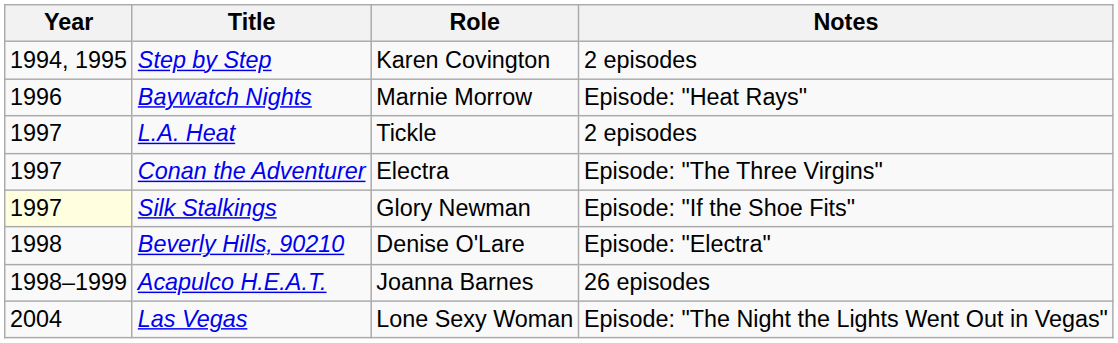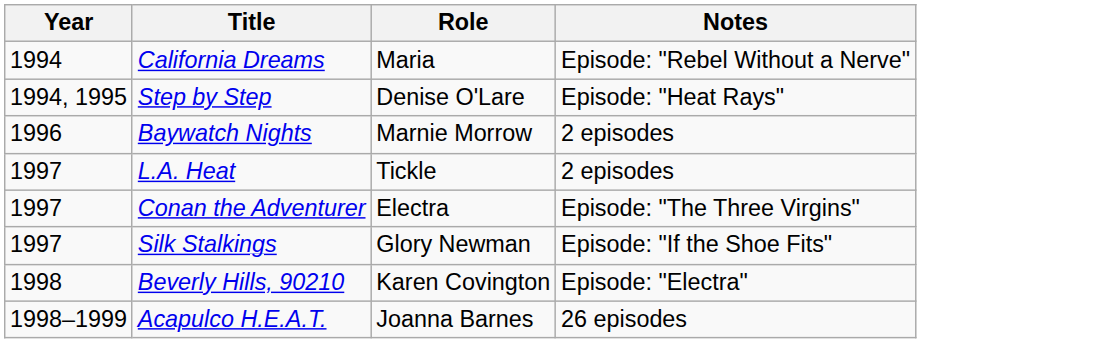+ row: (231, 60)
(463, 60) Karen Covington -> (451, 97) Denise O'Lare
(640, 60) 2 episodes -> (673, 97) Episode: "Heat Rays"
(696, 97) Episode: "Heat Rays" -> (618, 134) 2 episodes
(36, 208) lightyellow background -> (36, 245) no background
(451, 245) Denise O'Lare -> (463, 282) Karen Covington
- row: (193, 319)
